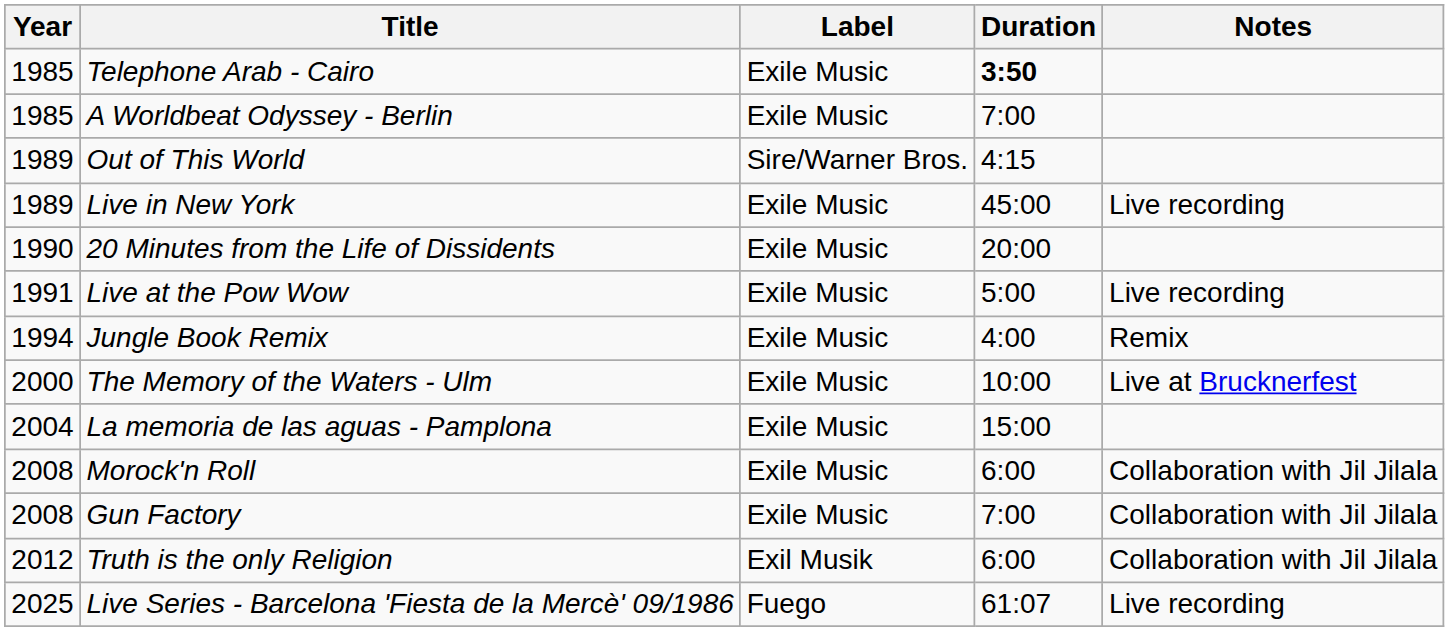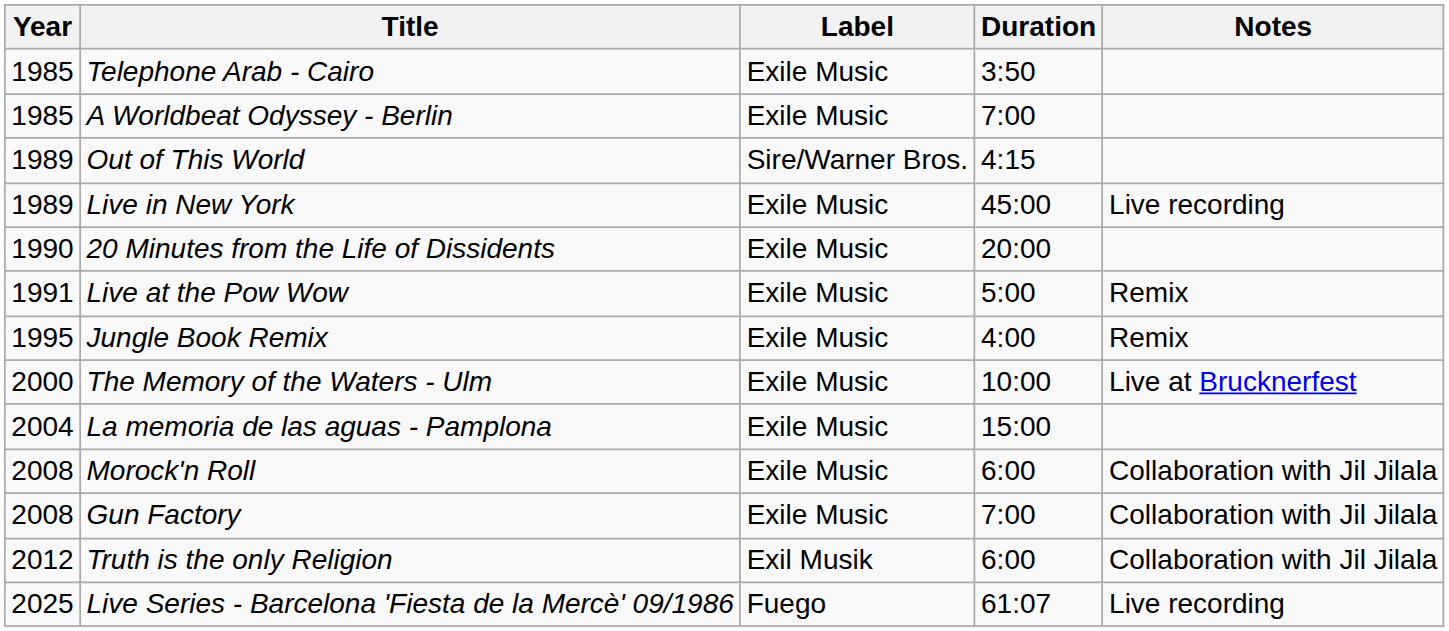(1009, 71) bold -> (1008, 71) normal
(1197, 293) Live recording -> (1149, 293) Remix
(42, 337) 1994 -> (42, 337) 1995
